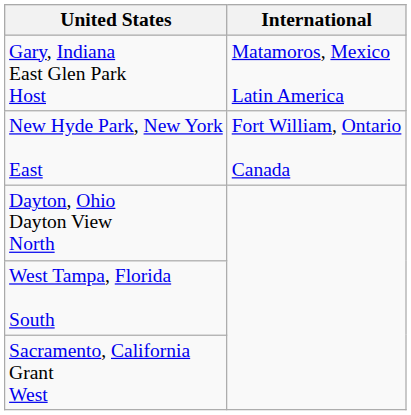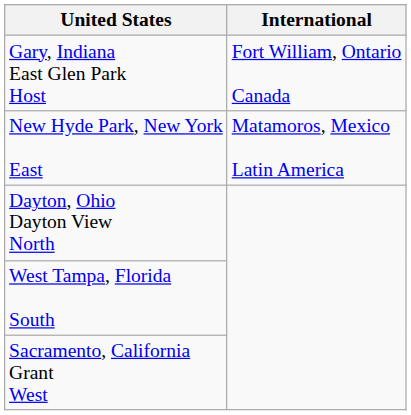(311, 72) Matamoros, Mexico Latin America -> (317, 72) Fort William, Ontario Canada
(317, 147) Fort William, Ontario Canada -> (311, 147) Matamoros, Mexico Latin America
